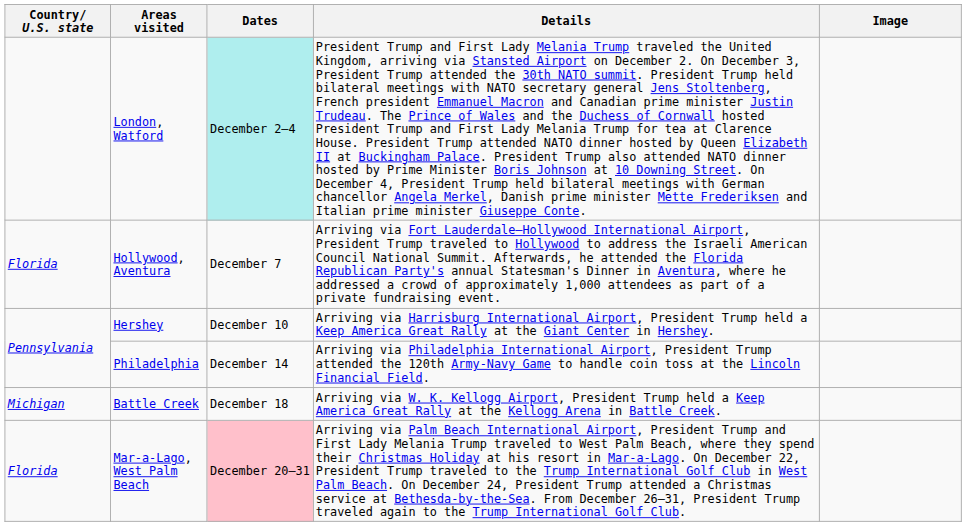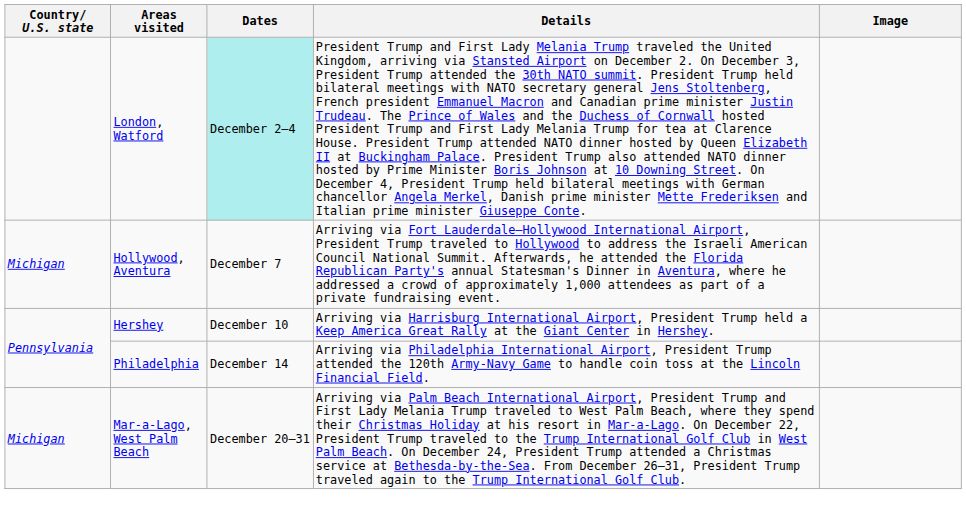(33, 264) Florida -> (36, 264) Michigan
- row: (156, 404)
(33, 471) Florida -> (36, 438) Michigan
(260, 471) pink background -> (260, 438) no background
